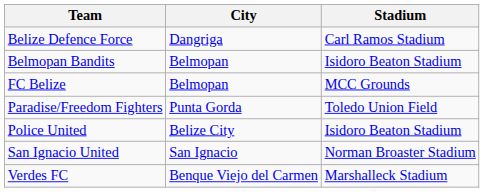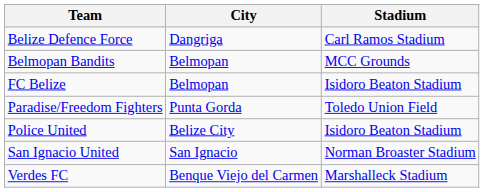(393, 61) Isidoro Beaton Stadium -> (367, 61) MCC Grounds
(367, 84) MCC Grounds -> (393, 84) Isidoro Beaton Stadium
